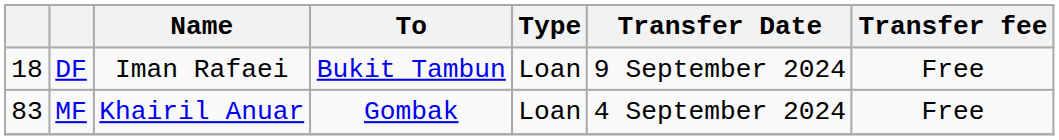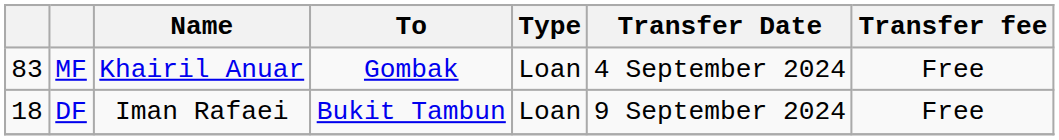rows swapped: (71, 112) <-> (71, 69)
